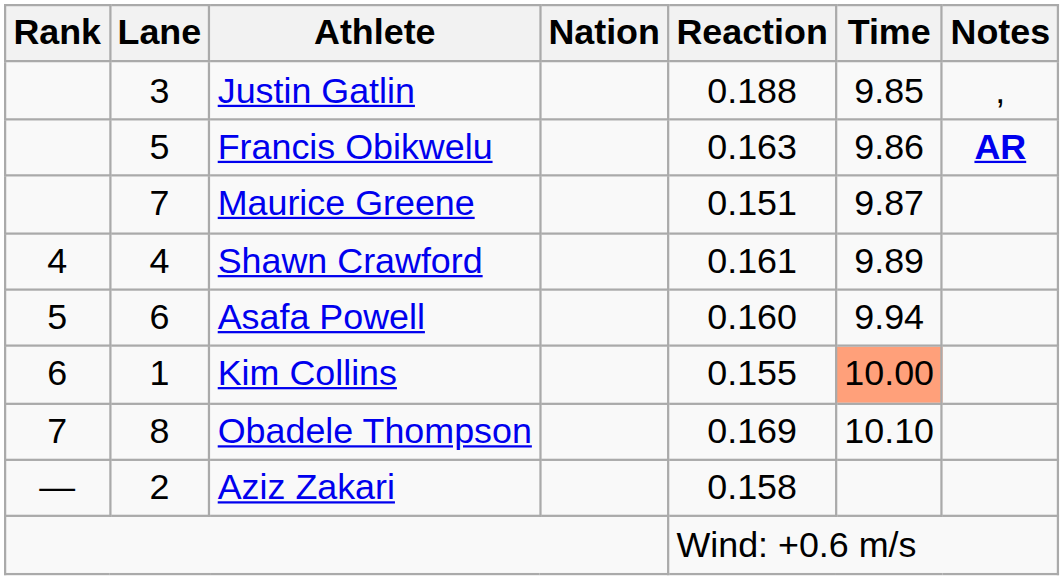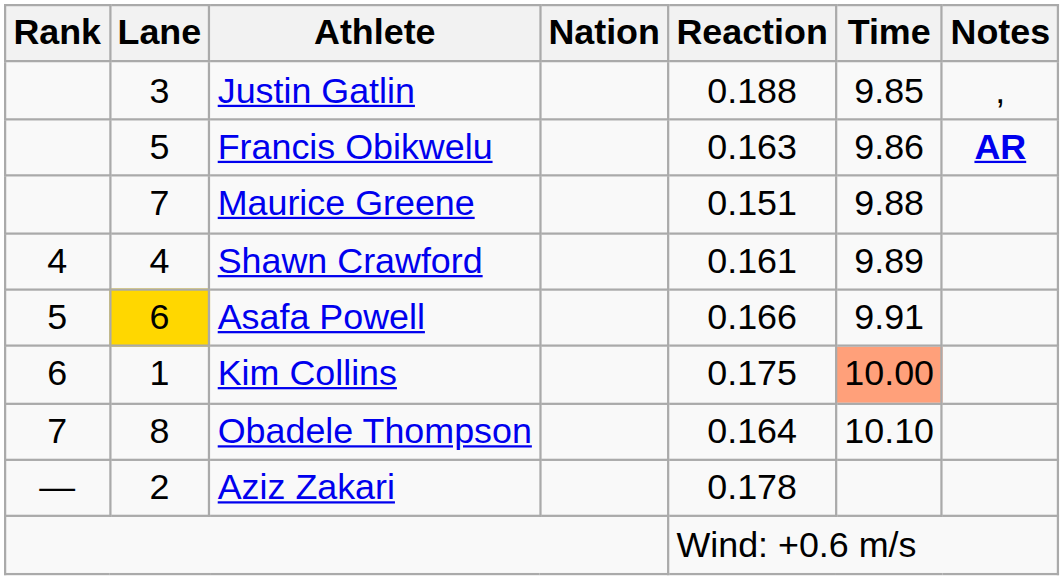(889, 203) 9.87 -> (889, 203) 9.88
(159, 317) no background -> (159, 317) gold background
(752, 317) 0.160 -> (752, 317) 0.166
(889, 317) 9.94 -> (889, 317) 9.91
(752, 373) 0.155 -> (752, 373) 0.175
(752, 430) 0.169 -> (752, 430) 0.164
(752, 487) 0.158 -> (752, 487) 0.178
